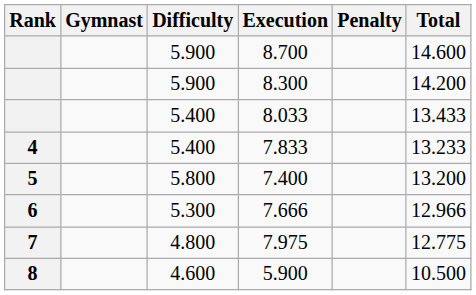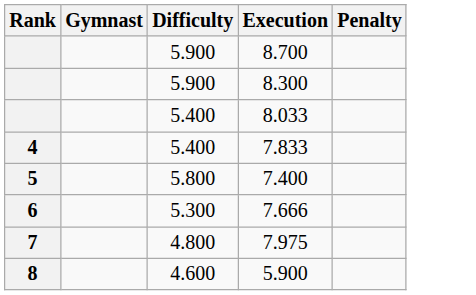- column: (438, 20)
